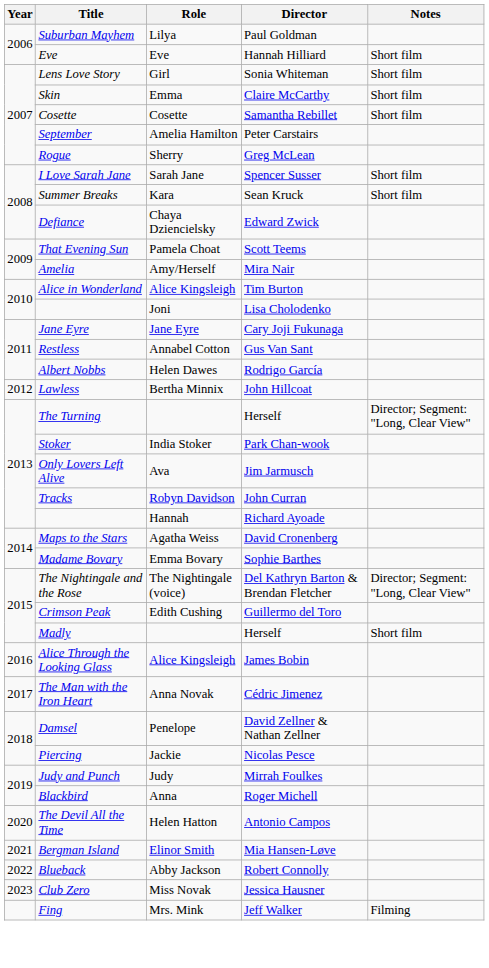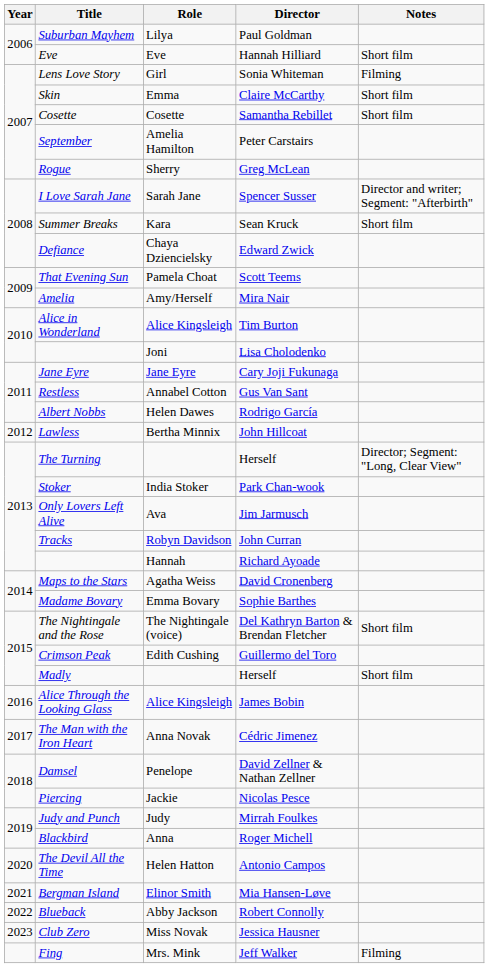(396, 74) Short film -> (381, 74) Filming
(396, 174) Short film -> (417, 196) Director and writer; Segment: "Afterbirth"
(421, 585) Director; Segment: "Long, Clear View" -> (387, 628) Short film
